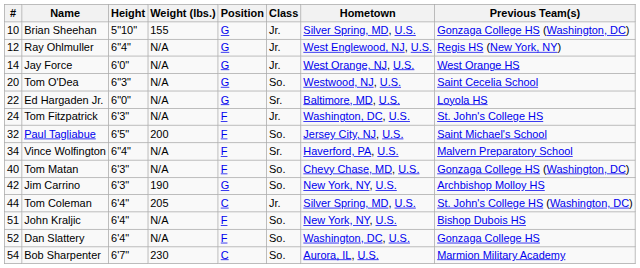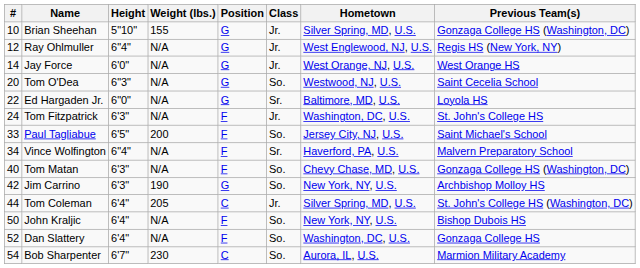(13, 134) 32 -> (13, 134) 33
(13, 221) 51 -> (13, 221) 50
